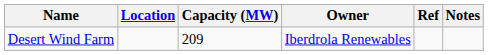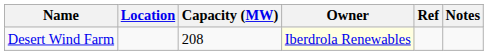(193, 38) 209 -> (193, 38) 208
(348, 38) no background -> (348, 38) lightyellow background
